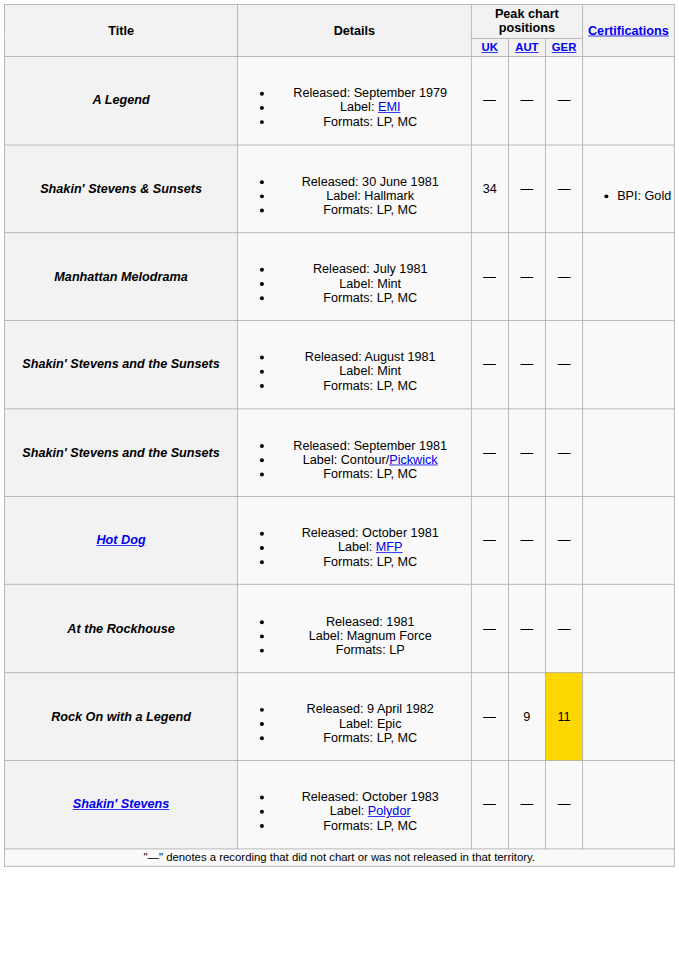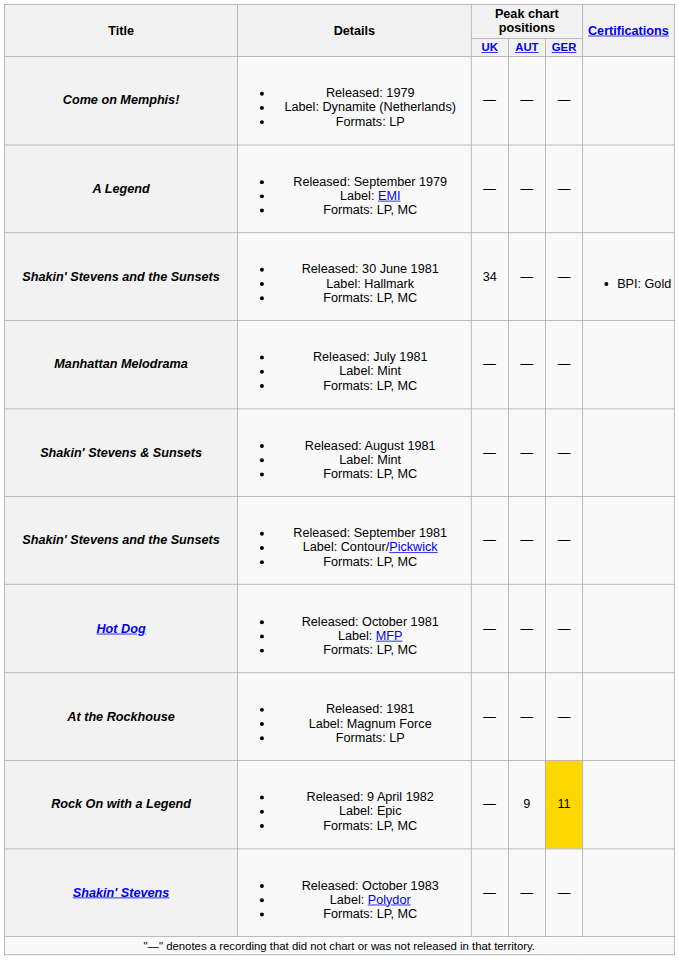+ row: (354, 108)
(121, 188) Shakin' Stevens & Sunsets -> (121, 276) Shakin' Stevens and the Sunsets
(121, 364) Shakin' Stevens and the Sunsets -> (121, 452) Shakin' Stevens & Sunsets
